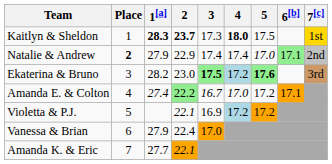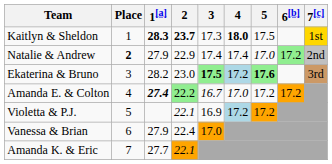(291, 55) 17.1 -> (291, 55) 17.2
(158, 93) normal -> (158, 93) bold
(291, 93) 17.1 -> (291, 93) 17.2
